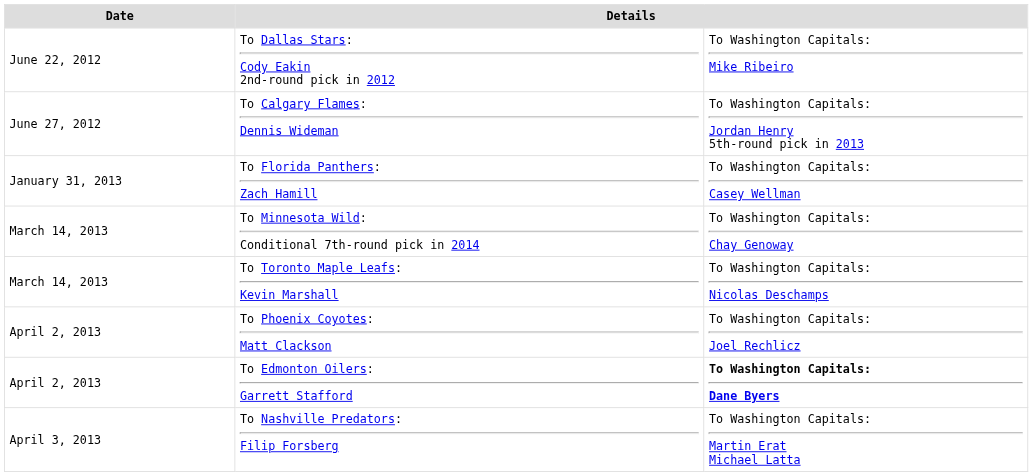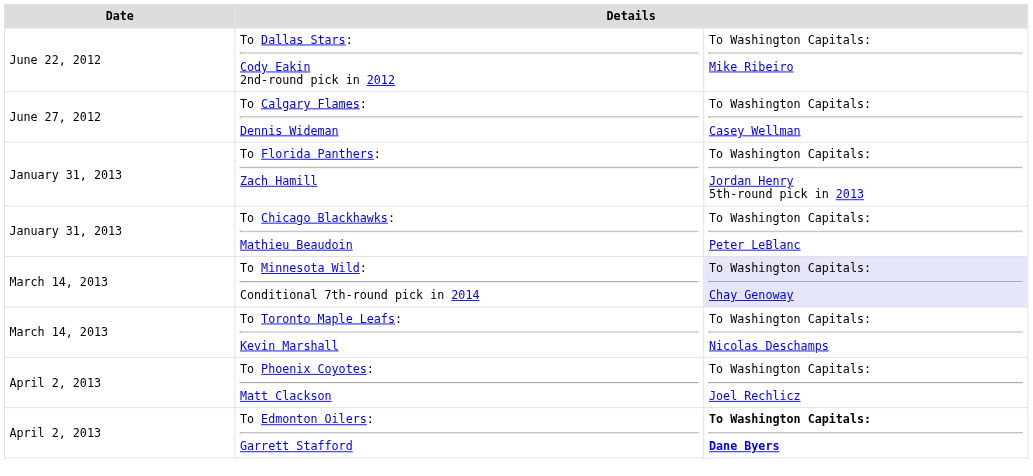(866, 124) To Washington Capitals: Jordan Henry 5th-round pick in 2013 -> (866, 117) To Washington Capitals: Casey Wellman
(866, 181) To Washington Capitals: Casey Wellman -> (866, 174) To Washington Capitals: Jordan Henry 5th-round pick in 2013
+ row: (470, 231)
(866, 231) no background -> (866, 282) lavender background
- row: (470, 433)
